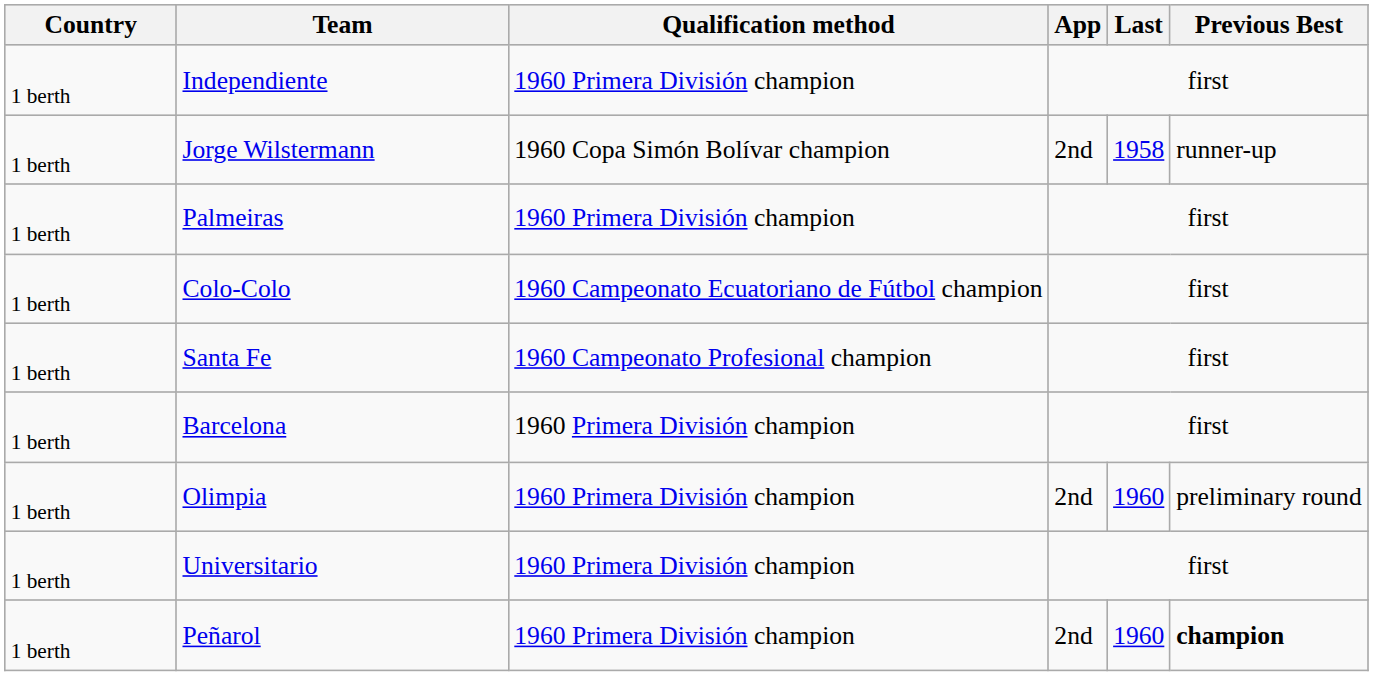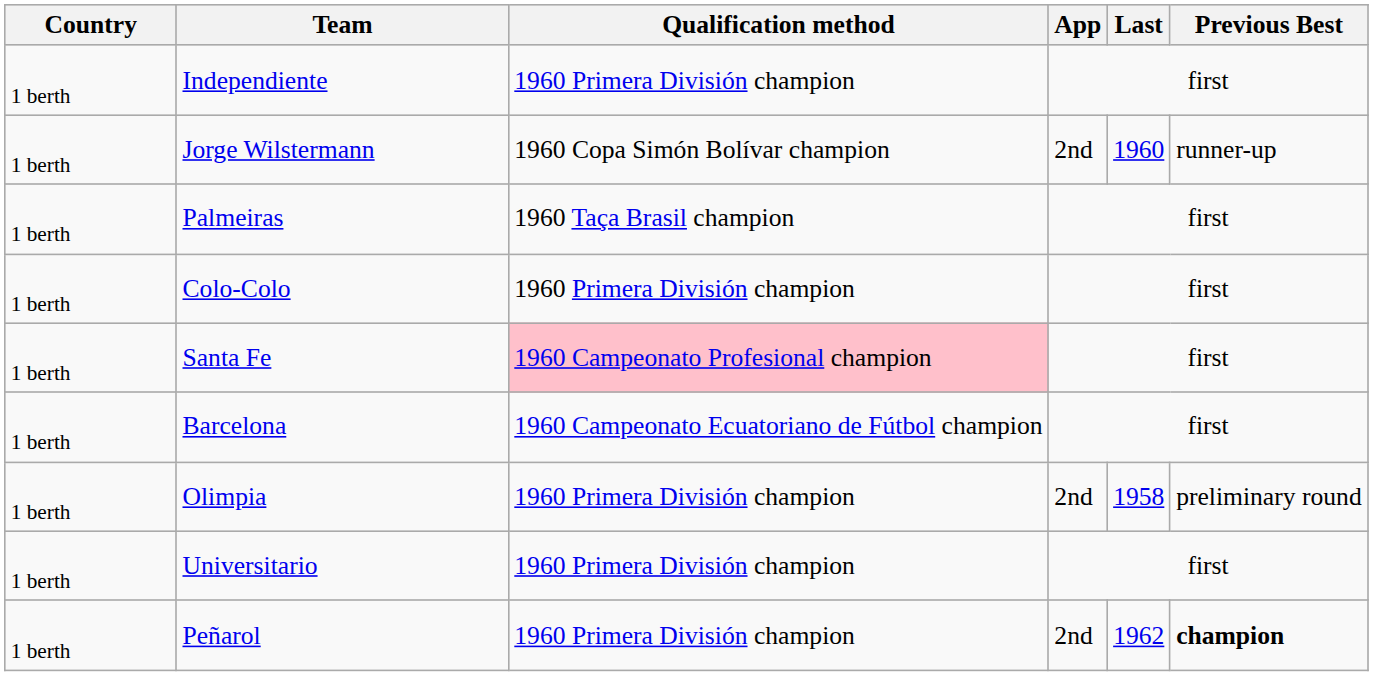(1139, 149) 1958 -> (1139, 149) 1960
(685, 218) 1960 Primera División champion -> (654, 218) 1960 Taça Brasil champion
(778, 288) 1960 Campeonato Ecuatoriano de Fútbol champion -> (685, 288) 1960 Primera División champion
(723, 357) no background -> (723, 357) pink background
(685, 426) 1960 Primera División champion -> (778, 426) 1960 Campeonato Ecuatoriano de Fútbol champion
(1139, 496) 1960 -> (1139, 496) 1958
(1139, 635) 1960 -> (1139, 635) 1962
